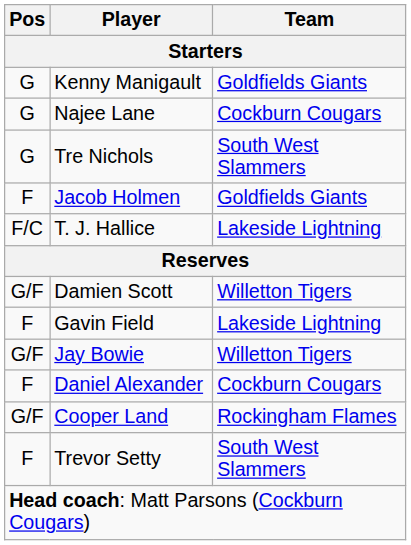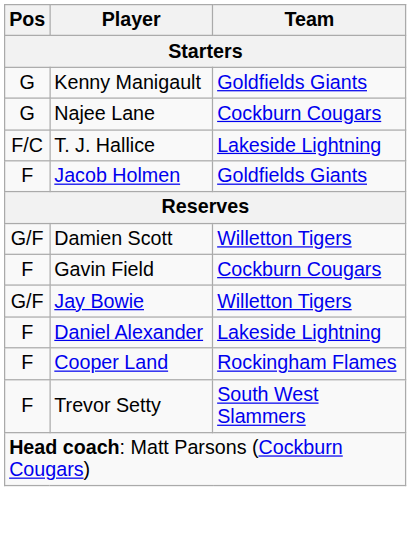- row: (104, 156)
rows swapped: (117, 198) <-> (105, 229)
(299, 323) Lakeside Lightning -> (299, 269) Cockburn Cougars
(299, 385) Cockburn Cougars -> (299, 332) Lakeside Lightning
(27, 416) G/F -> (27, 363) F
